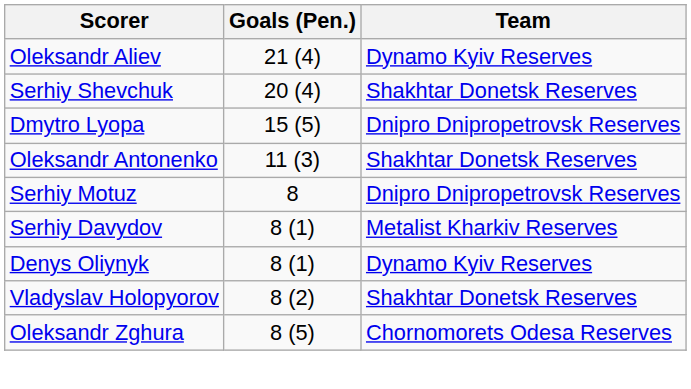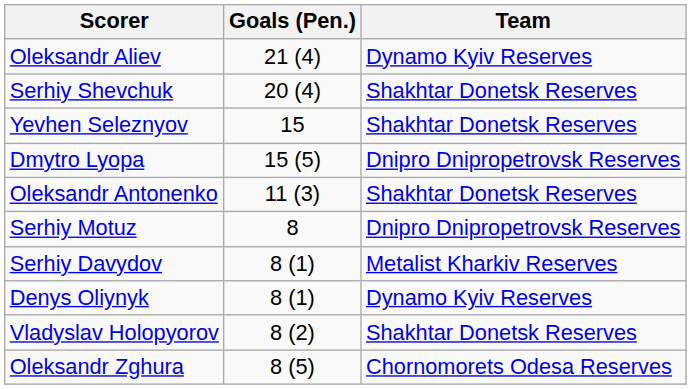+ row: (99, 125)
